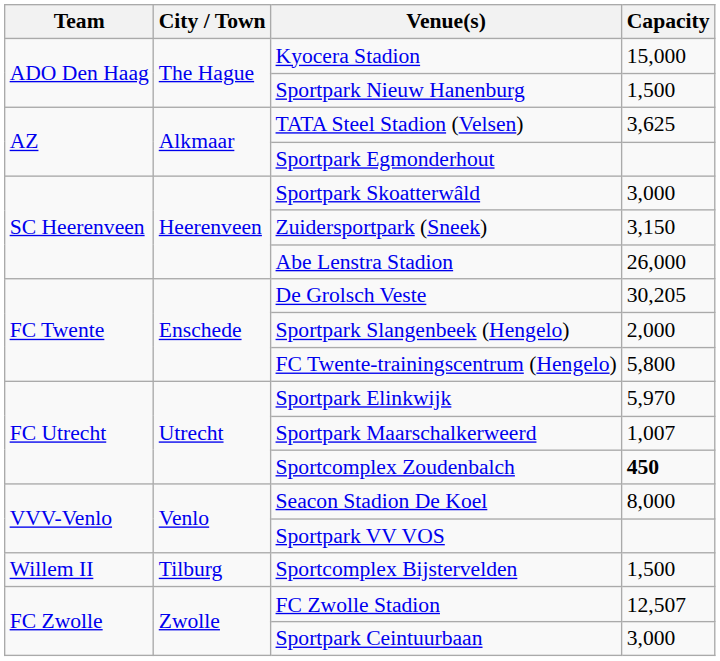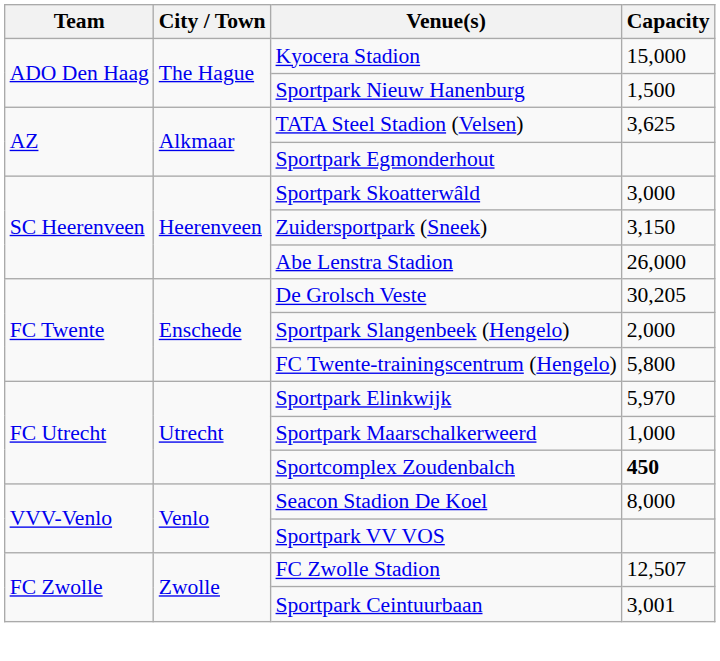(651, 432) 1,007 -> (651, 432) 1,000
- row: (396, 569)
(651, 638) 3,000 -> (651, 603) 3,001
